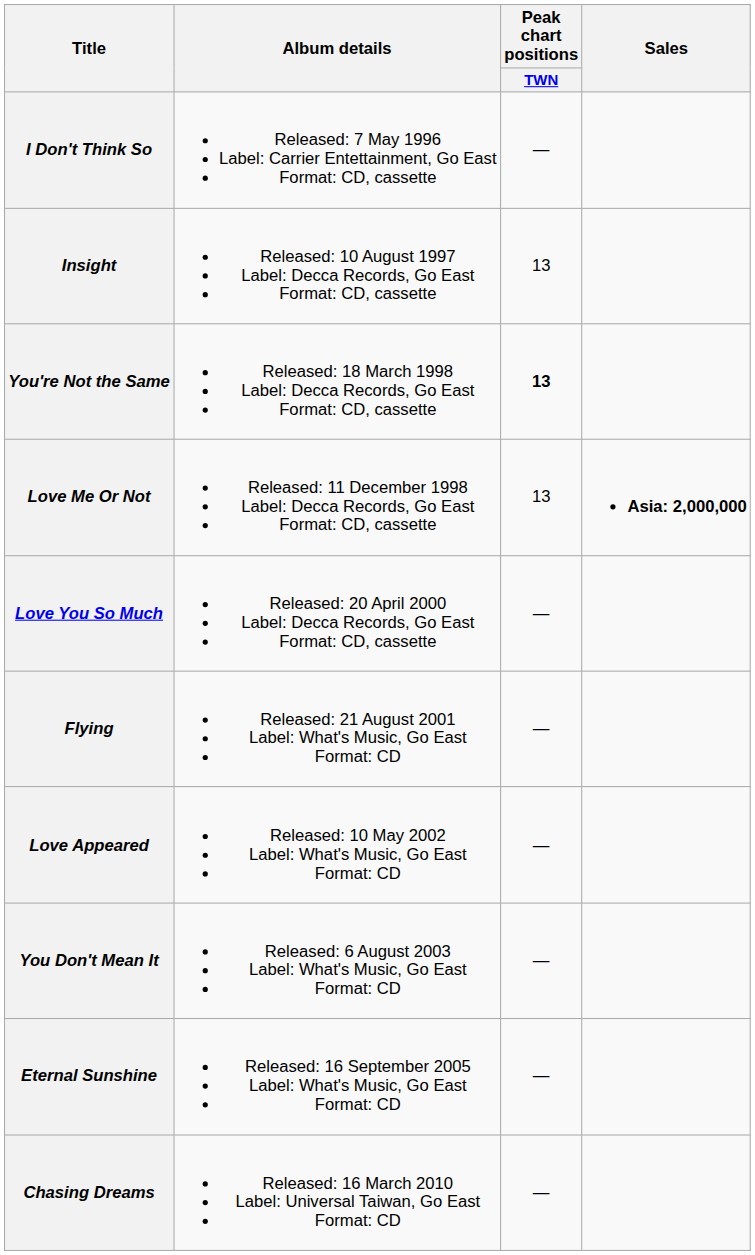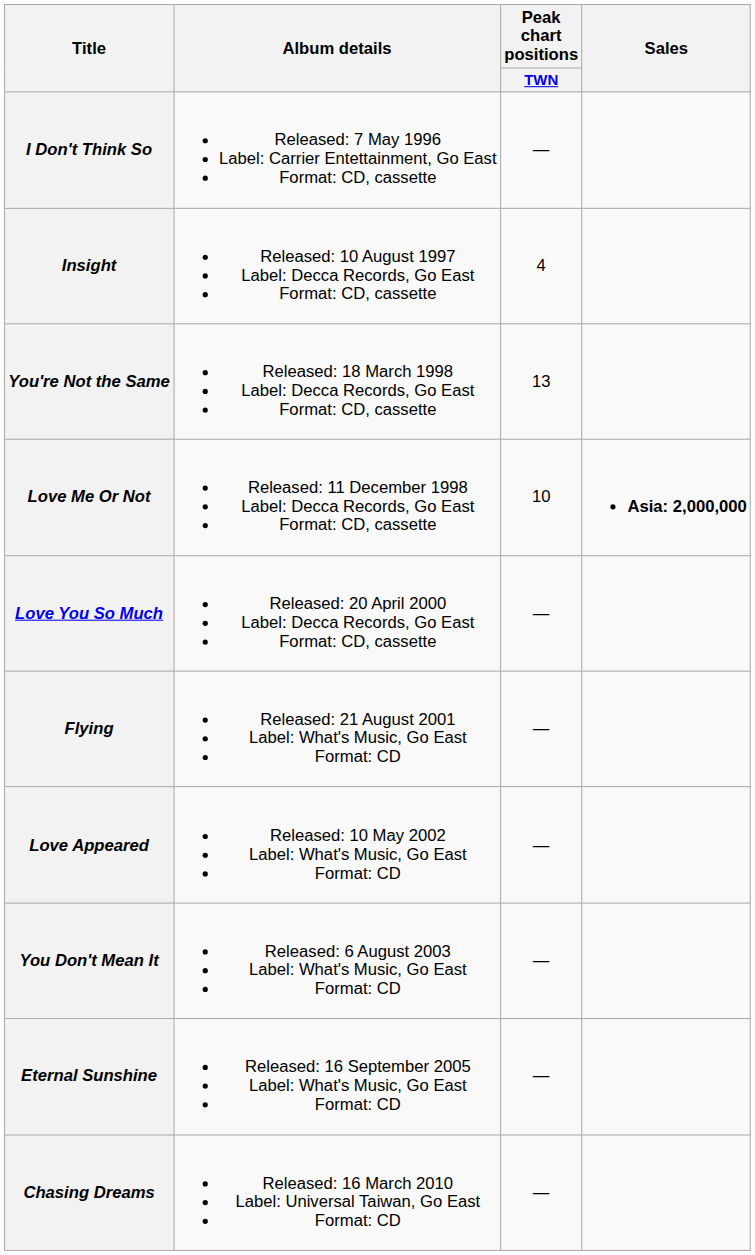(541, 265) 13 -> (541, 265) 4
(541, 381) bold -> (541, 381) normal
(541, 497) 13 -> (541, 497) 10
